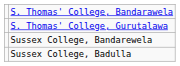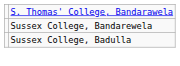- row: (89, 26)
